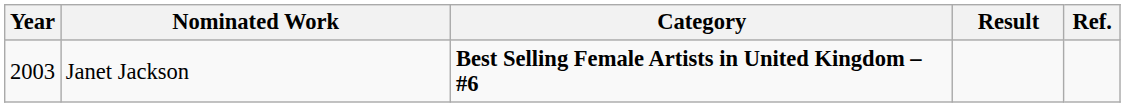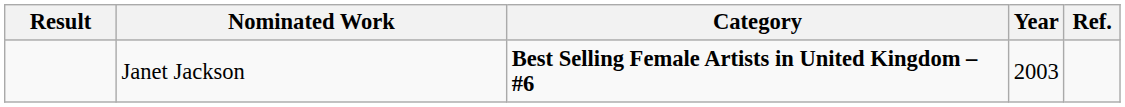columns swapped: (33, 22) <-> (1008, 22)
